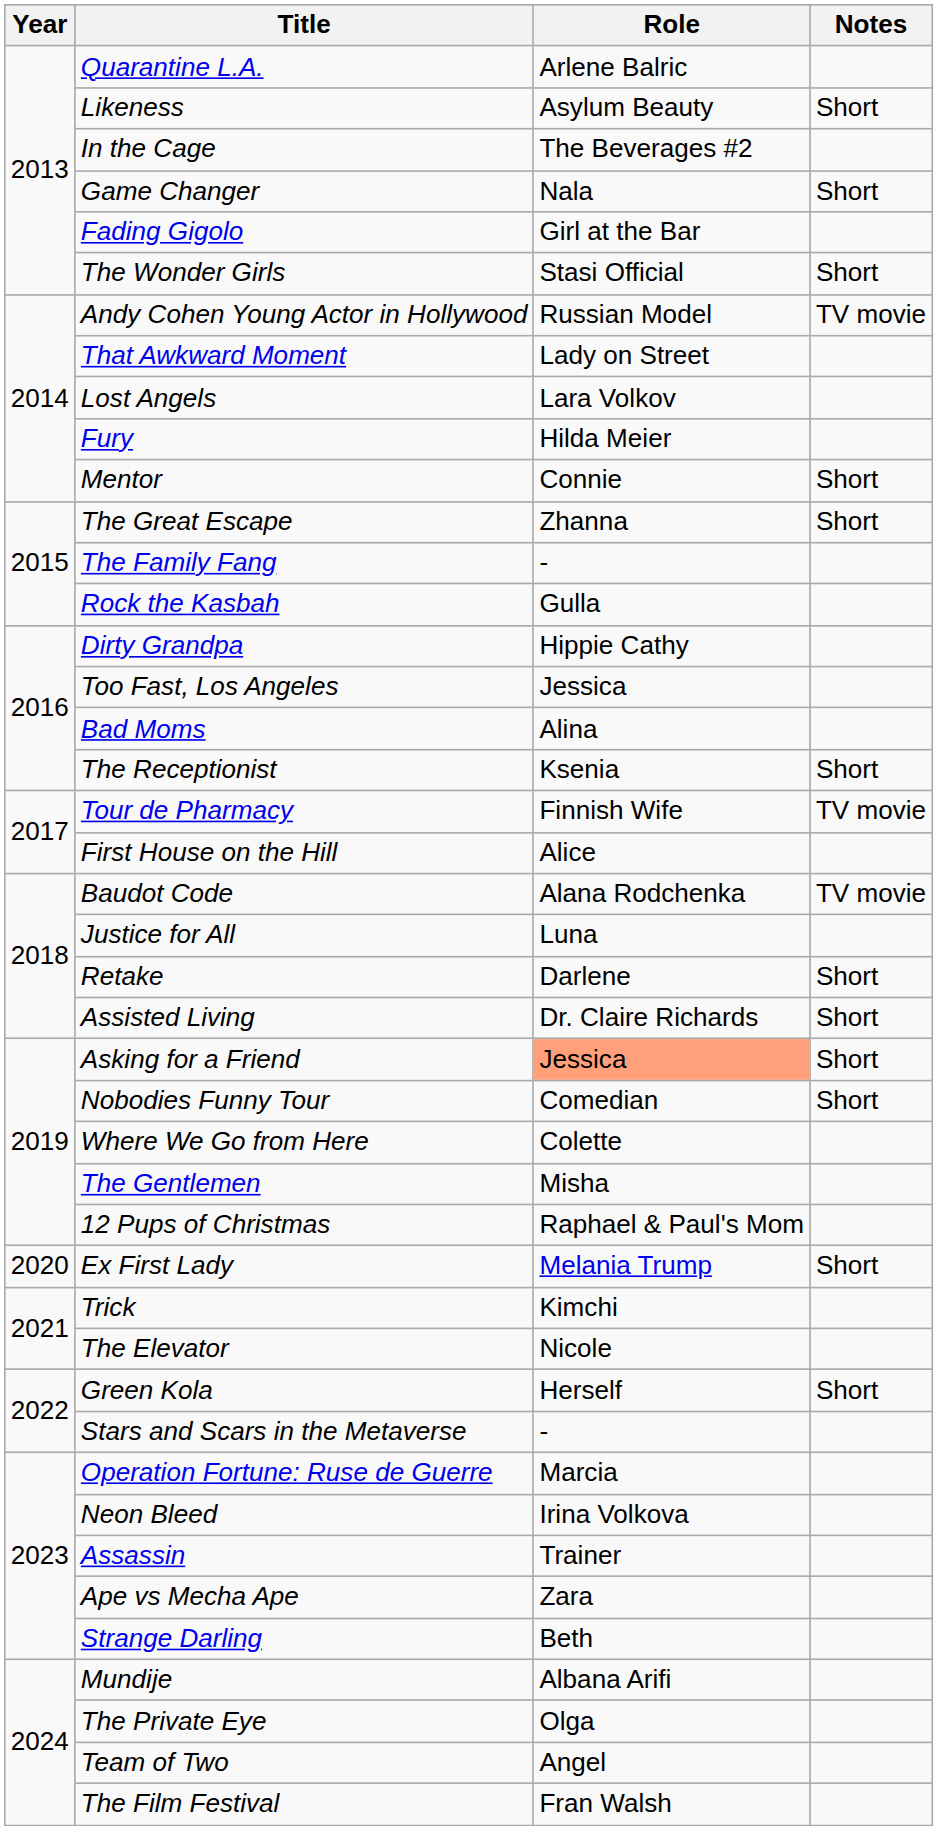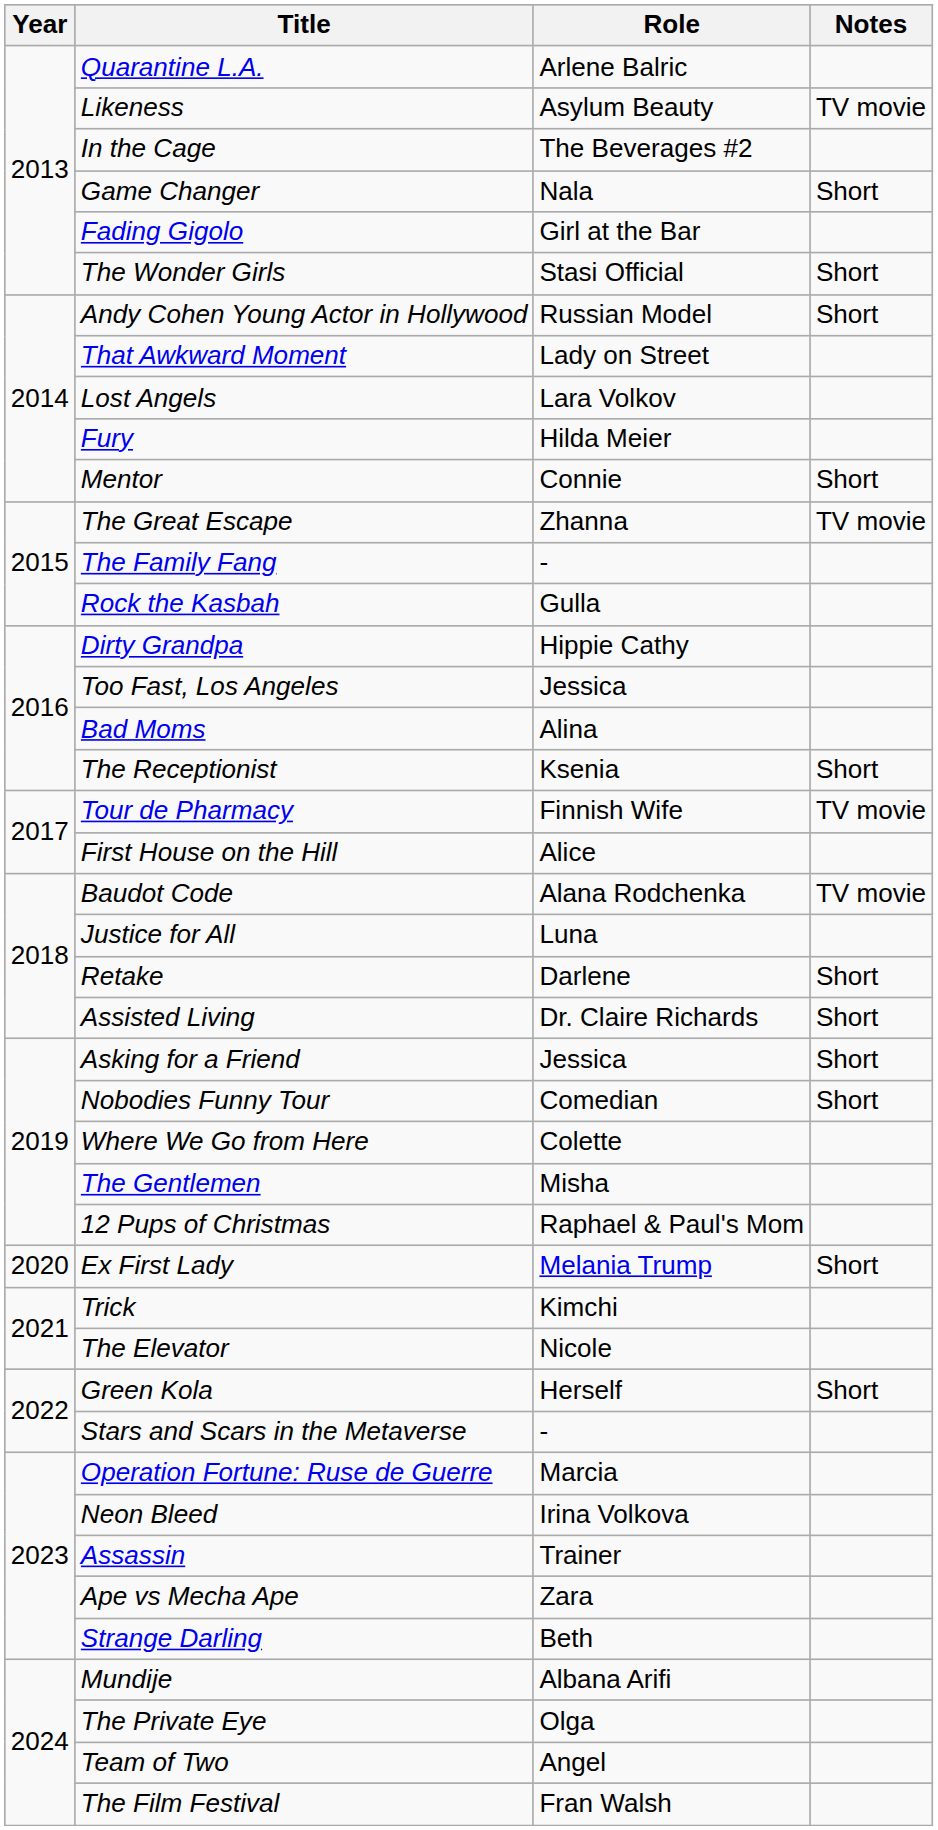(847, 107) Short -> (871, 107) TV movie
(871, 314) TV movie -> (847, 314) Short
(847, 521) Short -> (871, 521) TV movie
(583, 1059) lightsalmon background -> (583, 1059) no background
